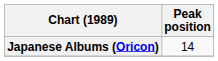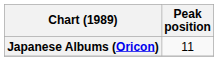(188, 46) 14 -> (188, 46) 11
